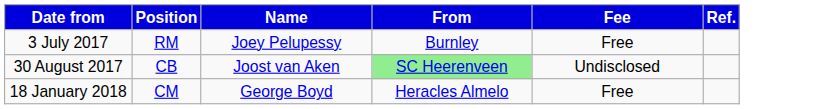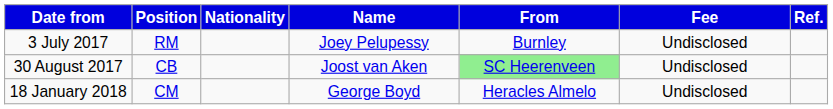+ column: (245, 17)
(617, 42) Free -> (705, 42) Undisclosed
(617, 92) Free -> (705, 92) Undisclosed
